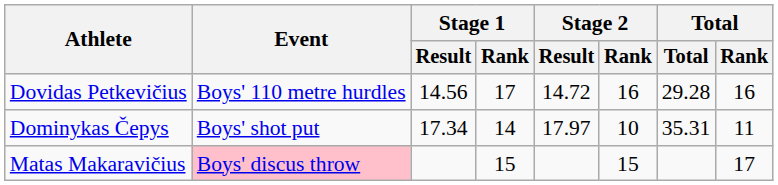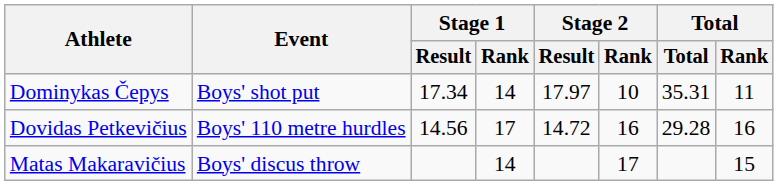rows swapped: (98, 92) <-> (89, 127)
(279, 163) pink background -> (279, 163) no background
(505, 163) 15 -> (505, 163) 14
(628, 163) 15 -> (628, 163) 17
(744, 163) 17 -> (744, 163) 15
